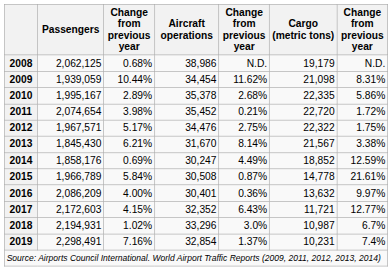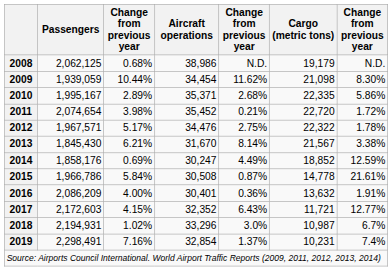(371, 79) 8.31% -> (371, 79) 8.30%
(201, 95) 35,378 -> (201, 95) 35,371
(371, 128) 1.75% -> (371, 128) 1.78%
(79, 177) 1,966,789 -> (79, 177) 1,966,786
(371, 193) 9.97% -> (371, 193) 1.91%
